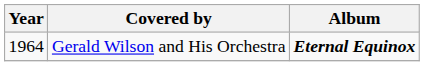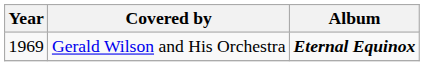(26, 46) 1964 -> (26, 46) 1969
